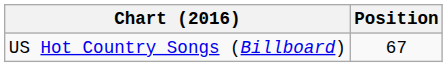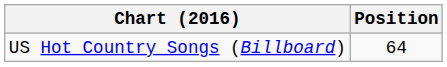(396, 48) 67 -> (396, 48) 64
